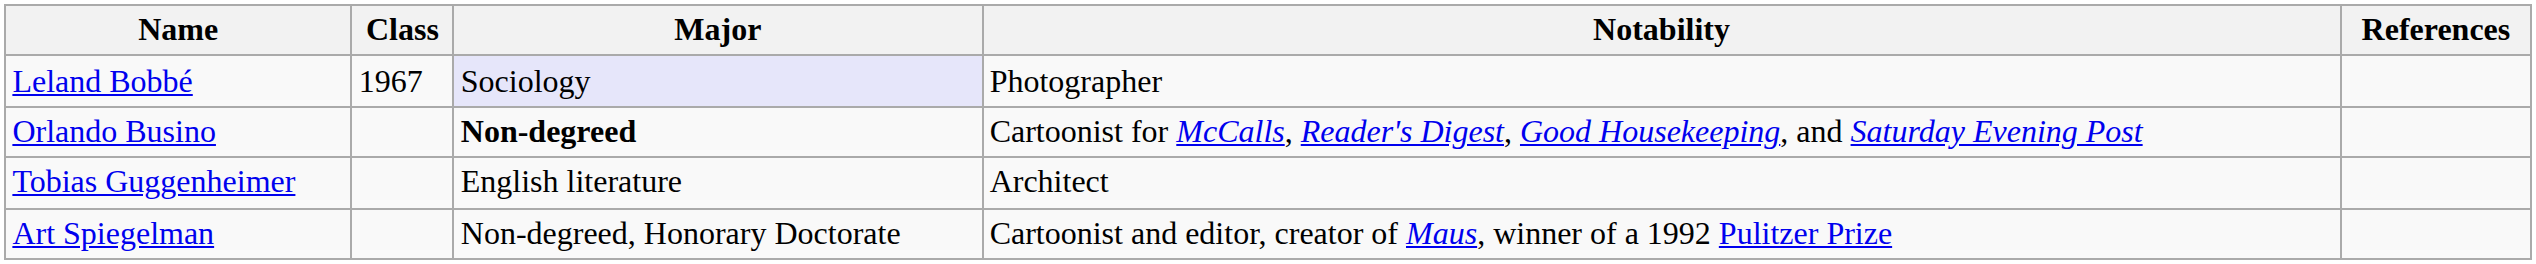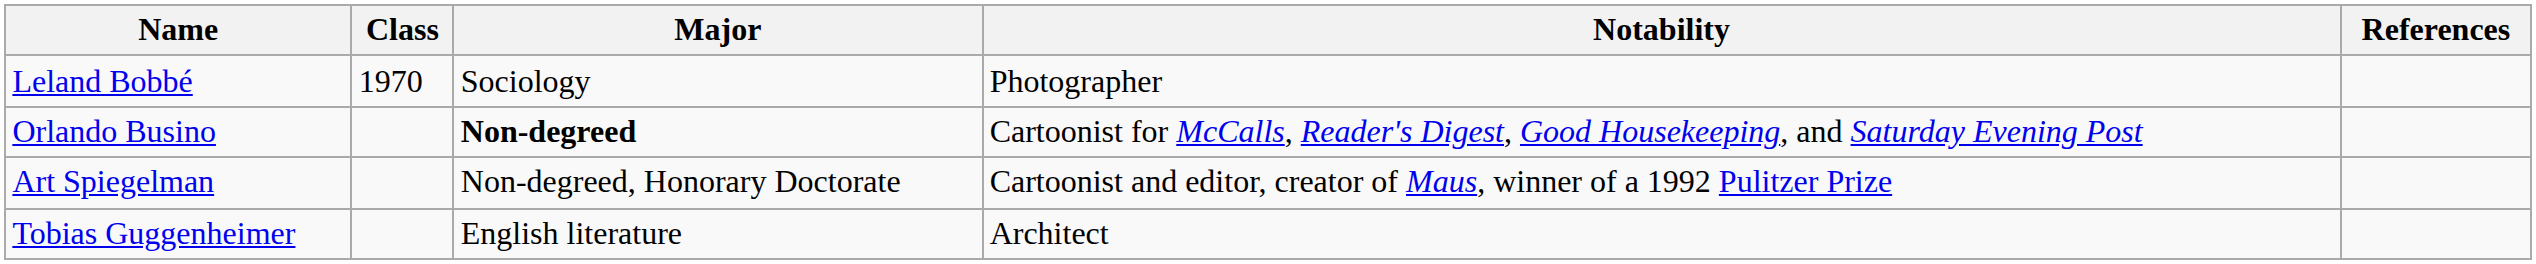(391, 80) 1967 -> (391, 80) 1970
(526, 80) lavender background -> (526, 80) no background
rows swapped: (154, 182) <-> (113, 232)
